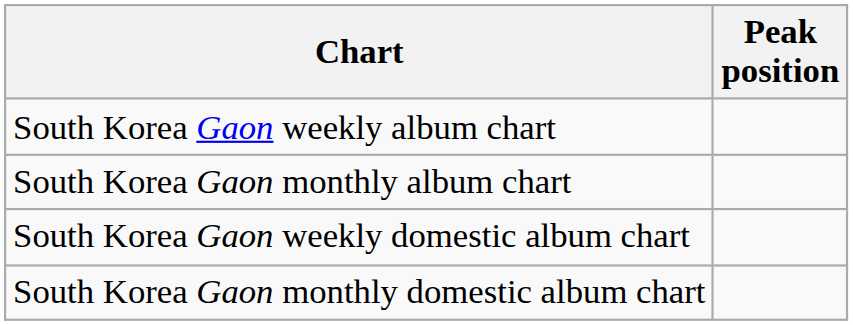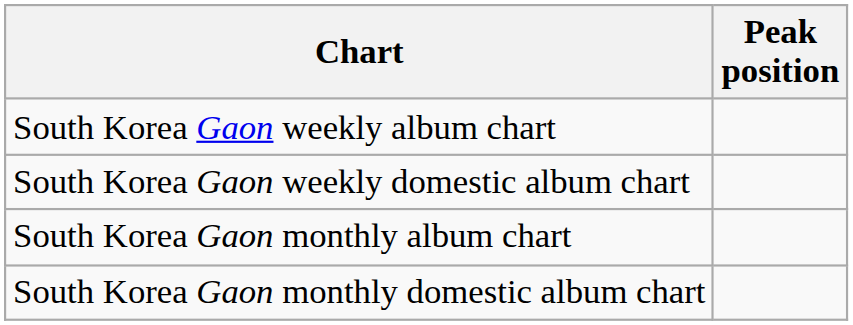rows swapped: (352, 236) <-> (292, 181)
